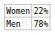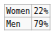(41, 24) 78% -> (41, 24) 79%
